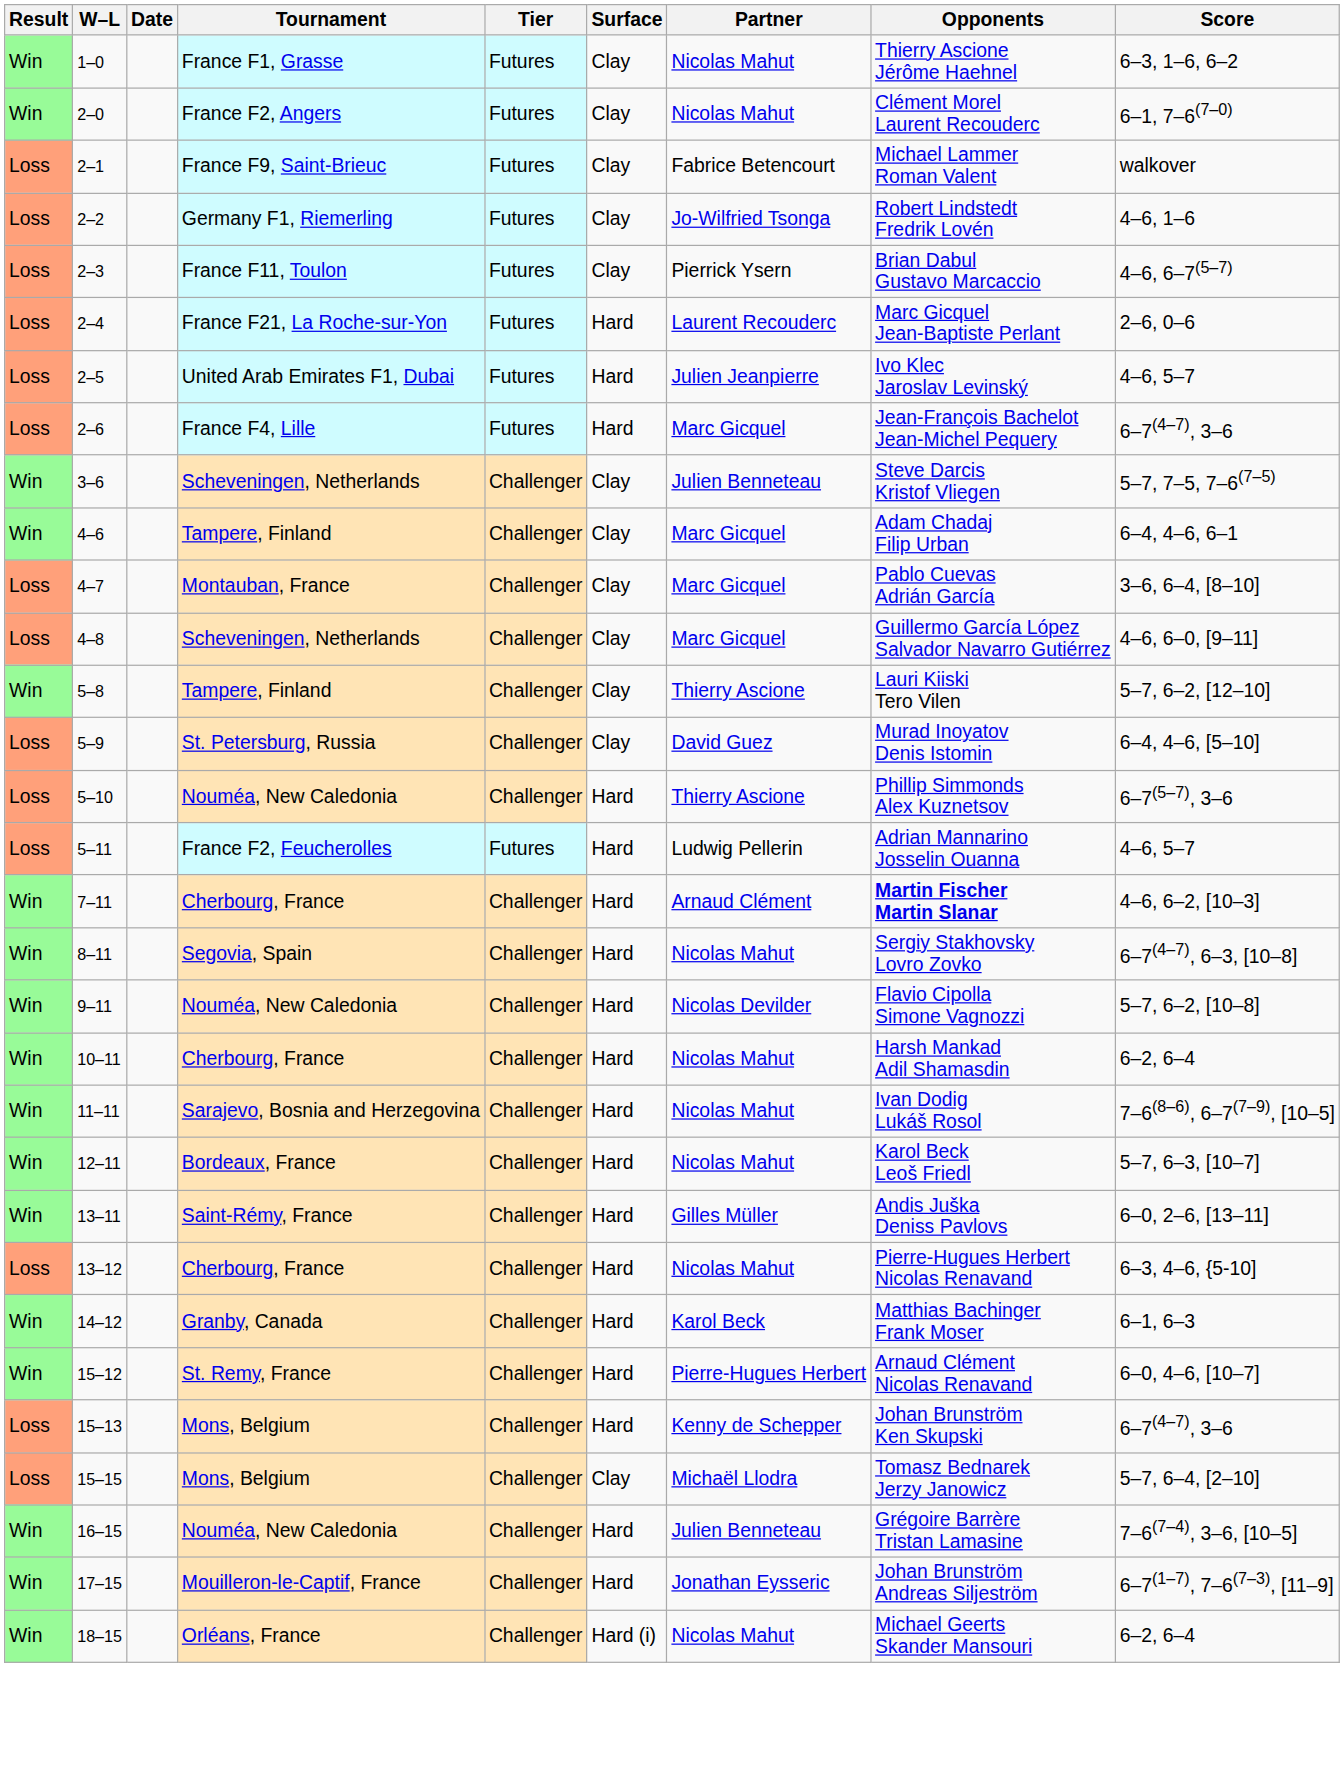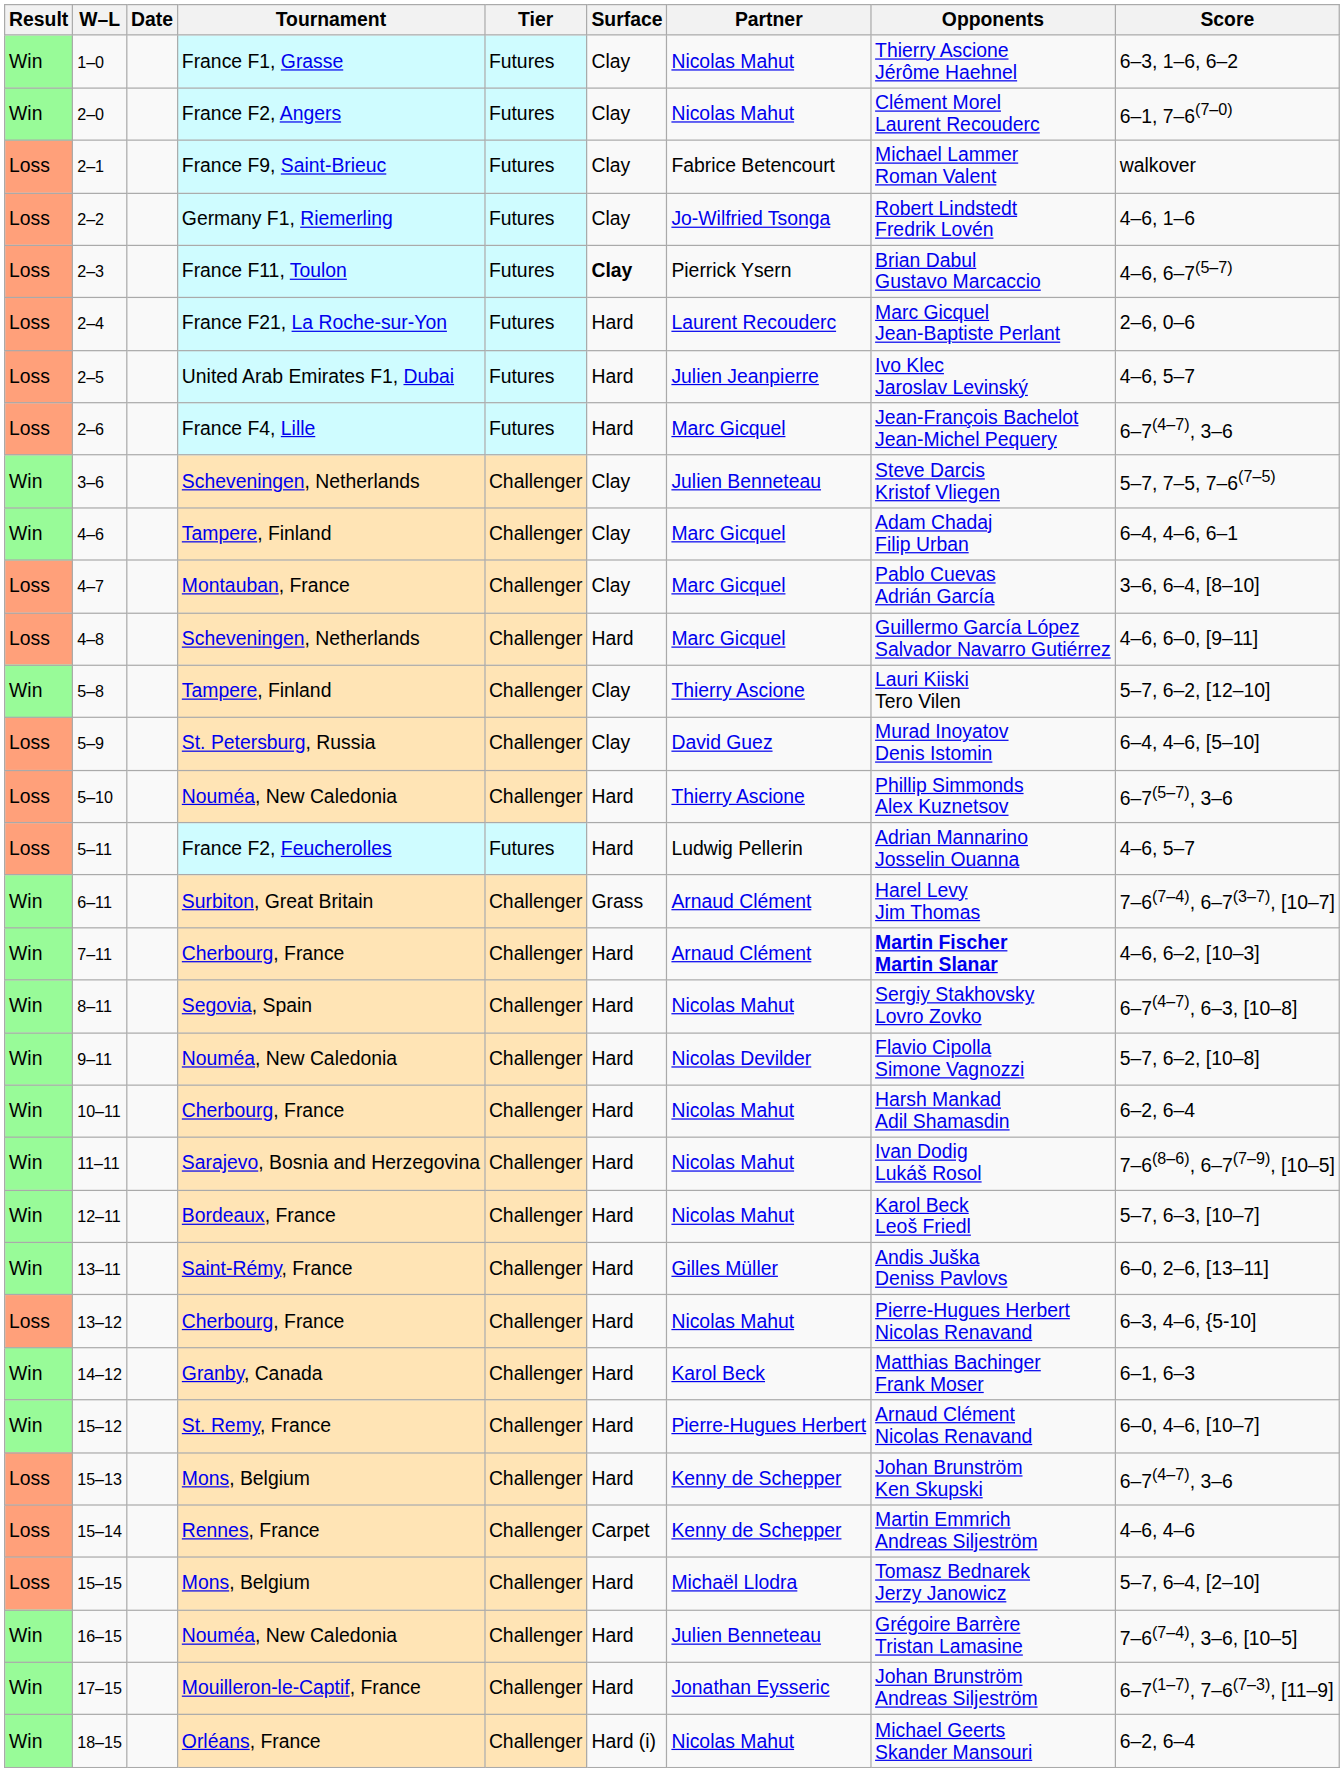(611, 271) normal -> (612, 271) bold
(611, 638) Clay -> (612, 638) Hard
+ row: (95, 902)
+ row: (100, 1532)
(611, 1478) Clay -> (612, 1583) Hard
